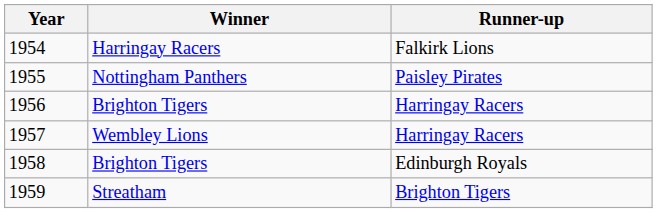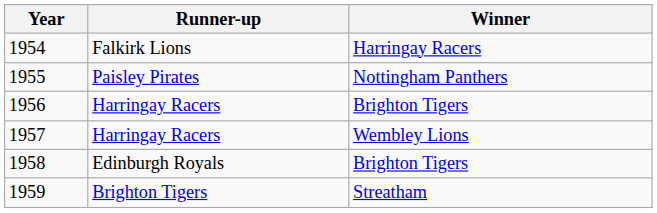columns swapped: (239, 18) <-> (521, 18)
